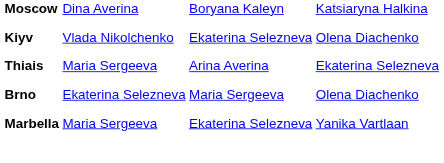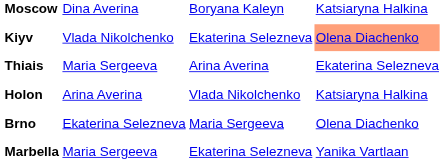(367, 37) no background -> (367, 37) lightsalmon background
+ row: (24, 94)
